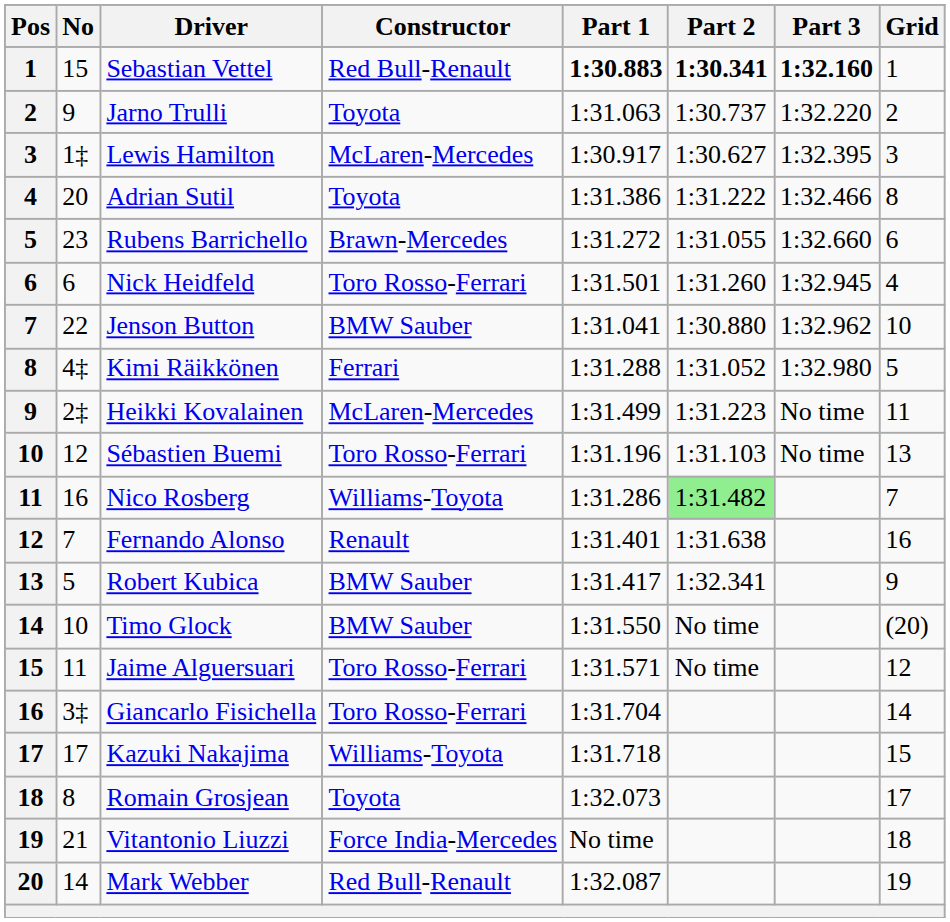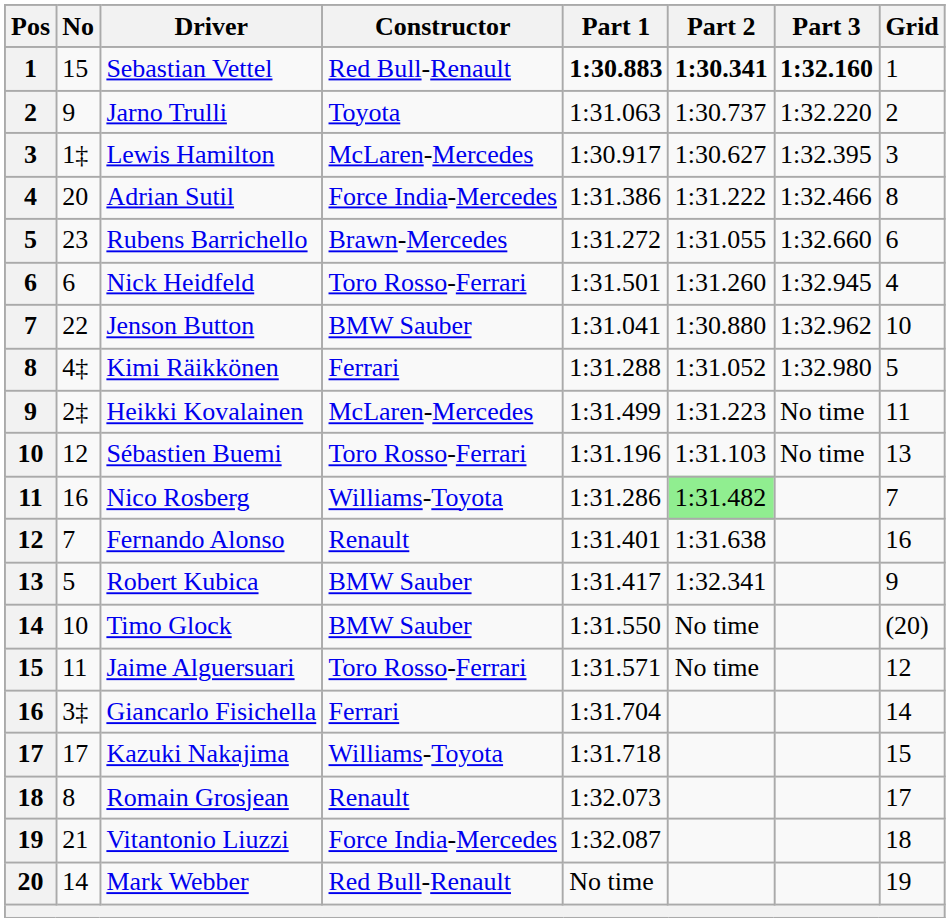(364, 196) Toyota -> (443, 196) Force India-Mercedes
(428, 711) Toro Rosso-Ferrari -> (364, 711) Ferrari
(364, 796) Toyota -> (369, 796) Renault
(612, 839) No time -> (615, 839) 1:32.087
(615, 882) 1:32.087 -> (612, 882) No time
